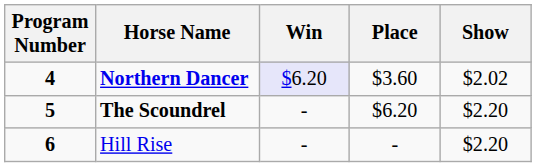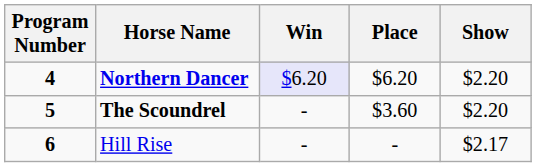(395, 78) $3.60 -> (395, 78) $6.20
(485, 78) $2.02 -> (485, 78) $2.20
(395, 111) $6.20 -> (395, 111) $3.60
(485, 145) $2.20 -> (485, 145) $2.17
